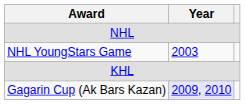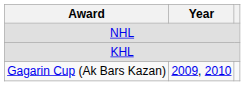- row: (69, 52)
(201, 90) lavender background -> (201, 71) no background
